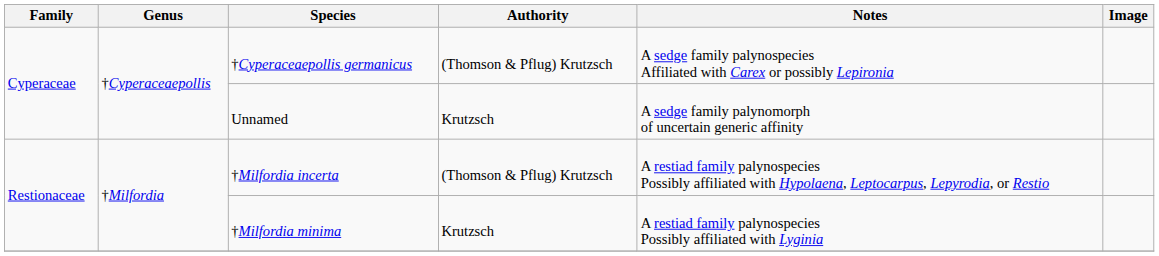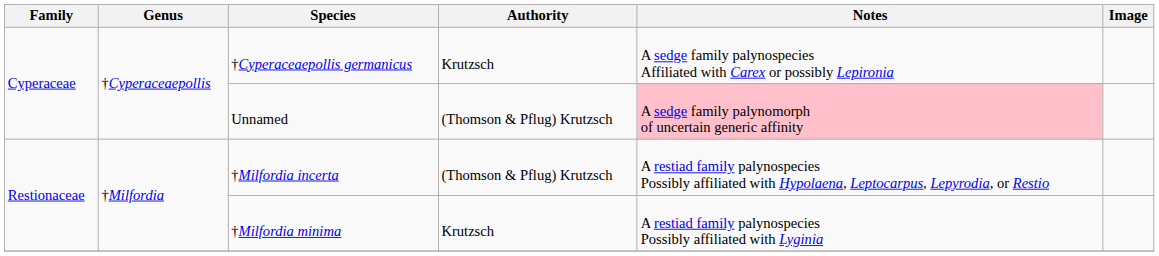(527, 63) (Thomson & Pflug) Krutzsch -> (468, 63) Krutzsch
(468, 119) Krutzsch -> (527, 119) (Thomson & Pflug) Krutzsch
(725, 119) no background -> (725, 119) pink background
